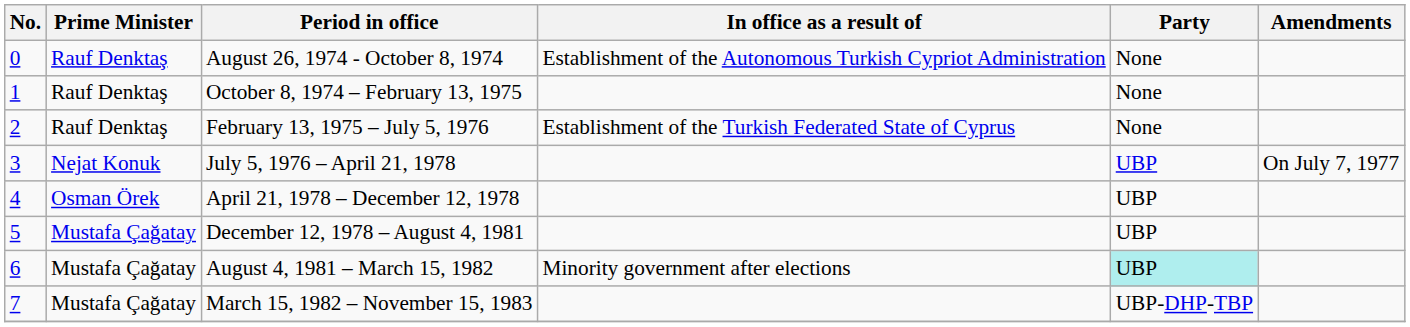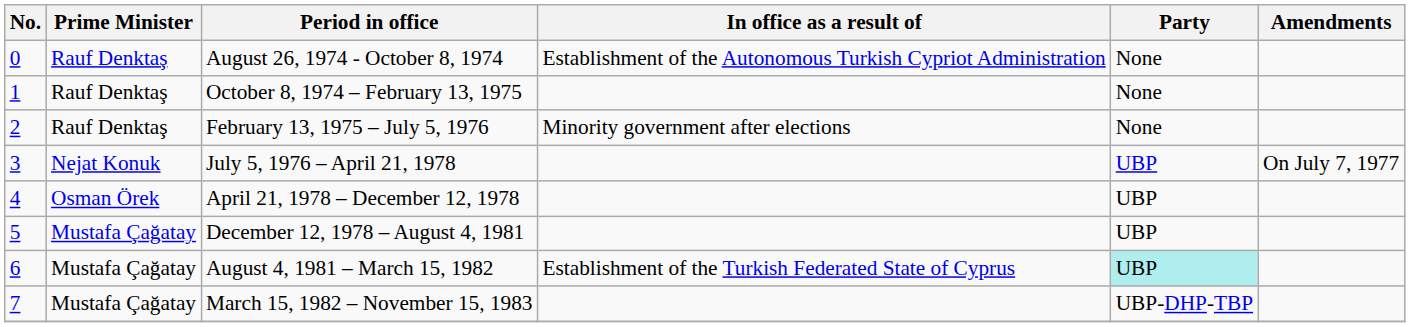(779, 127) Establishment of the Turkish Federated State of Cyprus -> (697, 127) Minority government after elections
(697, 268) Minority government after elections -> (779, 268) Establishment of the Turkish Federated State of Cyprus
